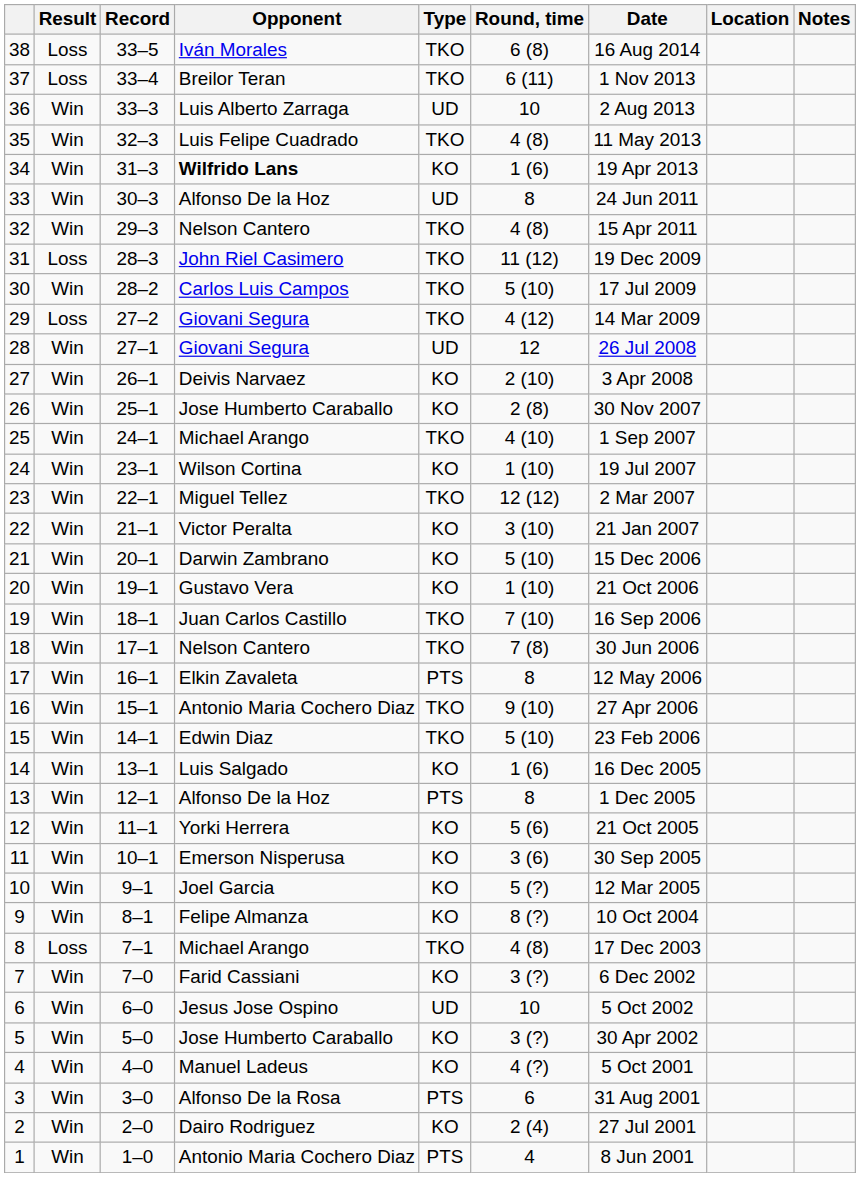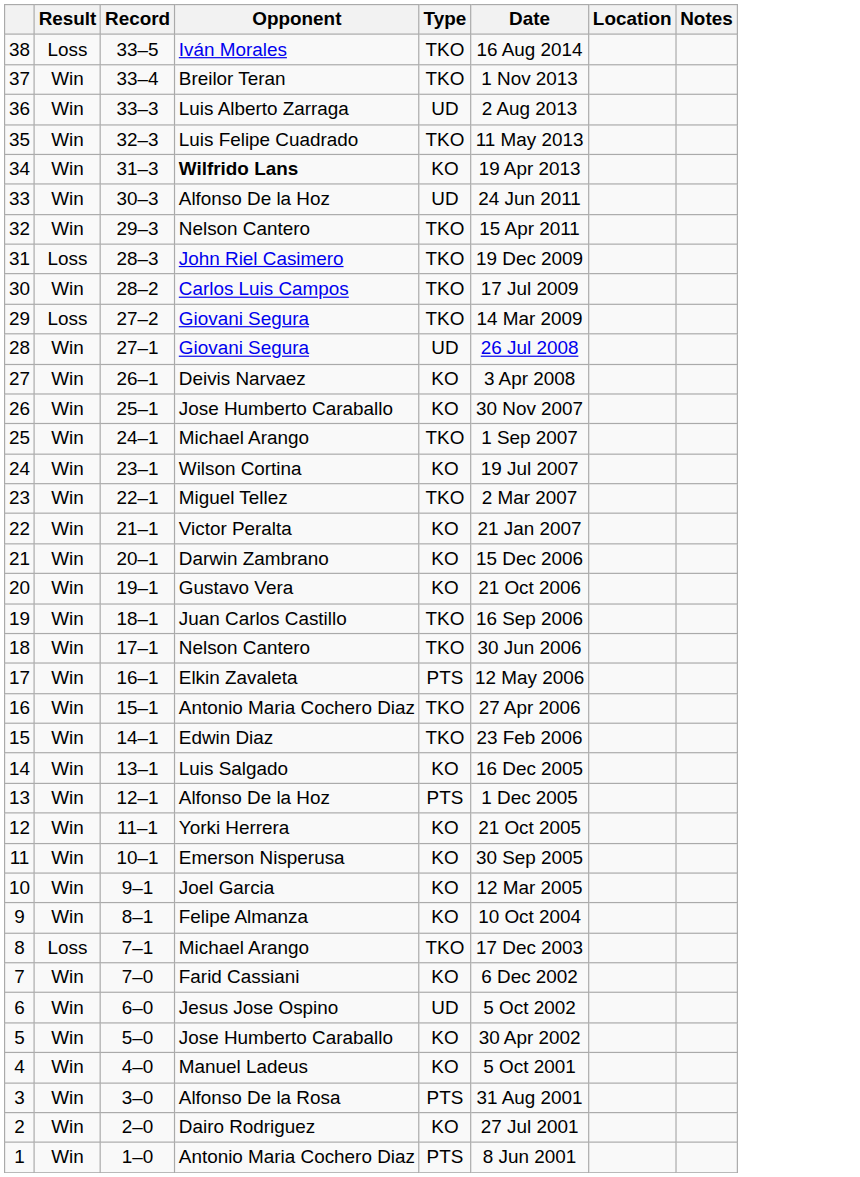- column: (530, 19)
(67, 79) Loss -> (67, 79) Win
